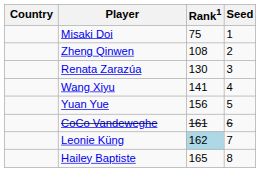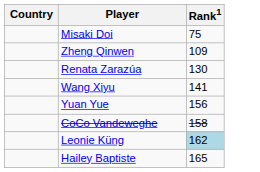- column: (240, 14)
(198, 51) 108 -> (198, 51) 109
(198, 122) 161 -> (198, 122) 158
